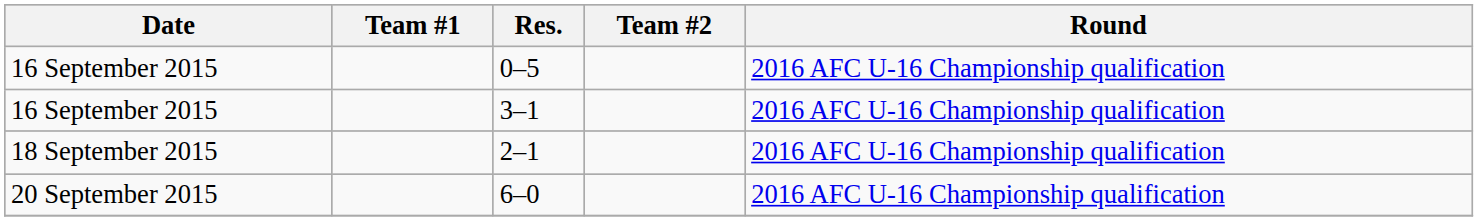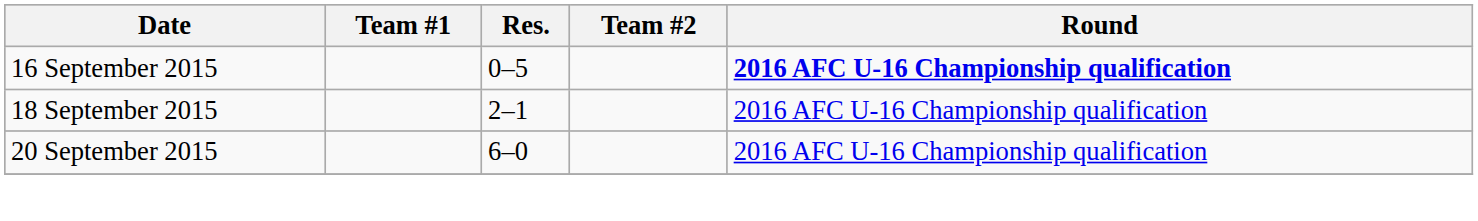(988, 67) normal -> (982, 67) bold
- row: (520, 109)
